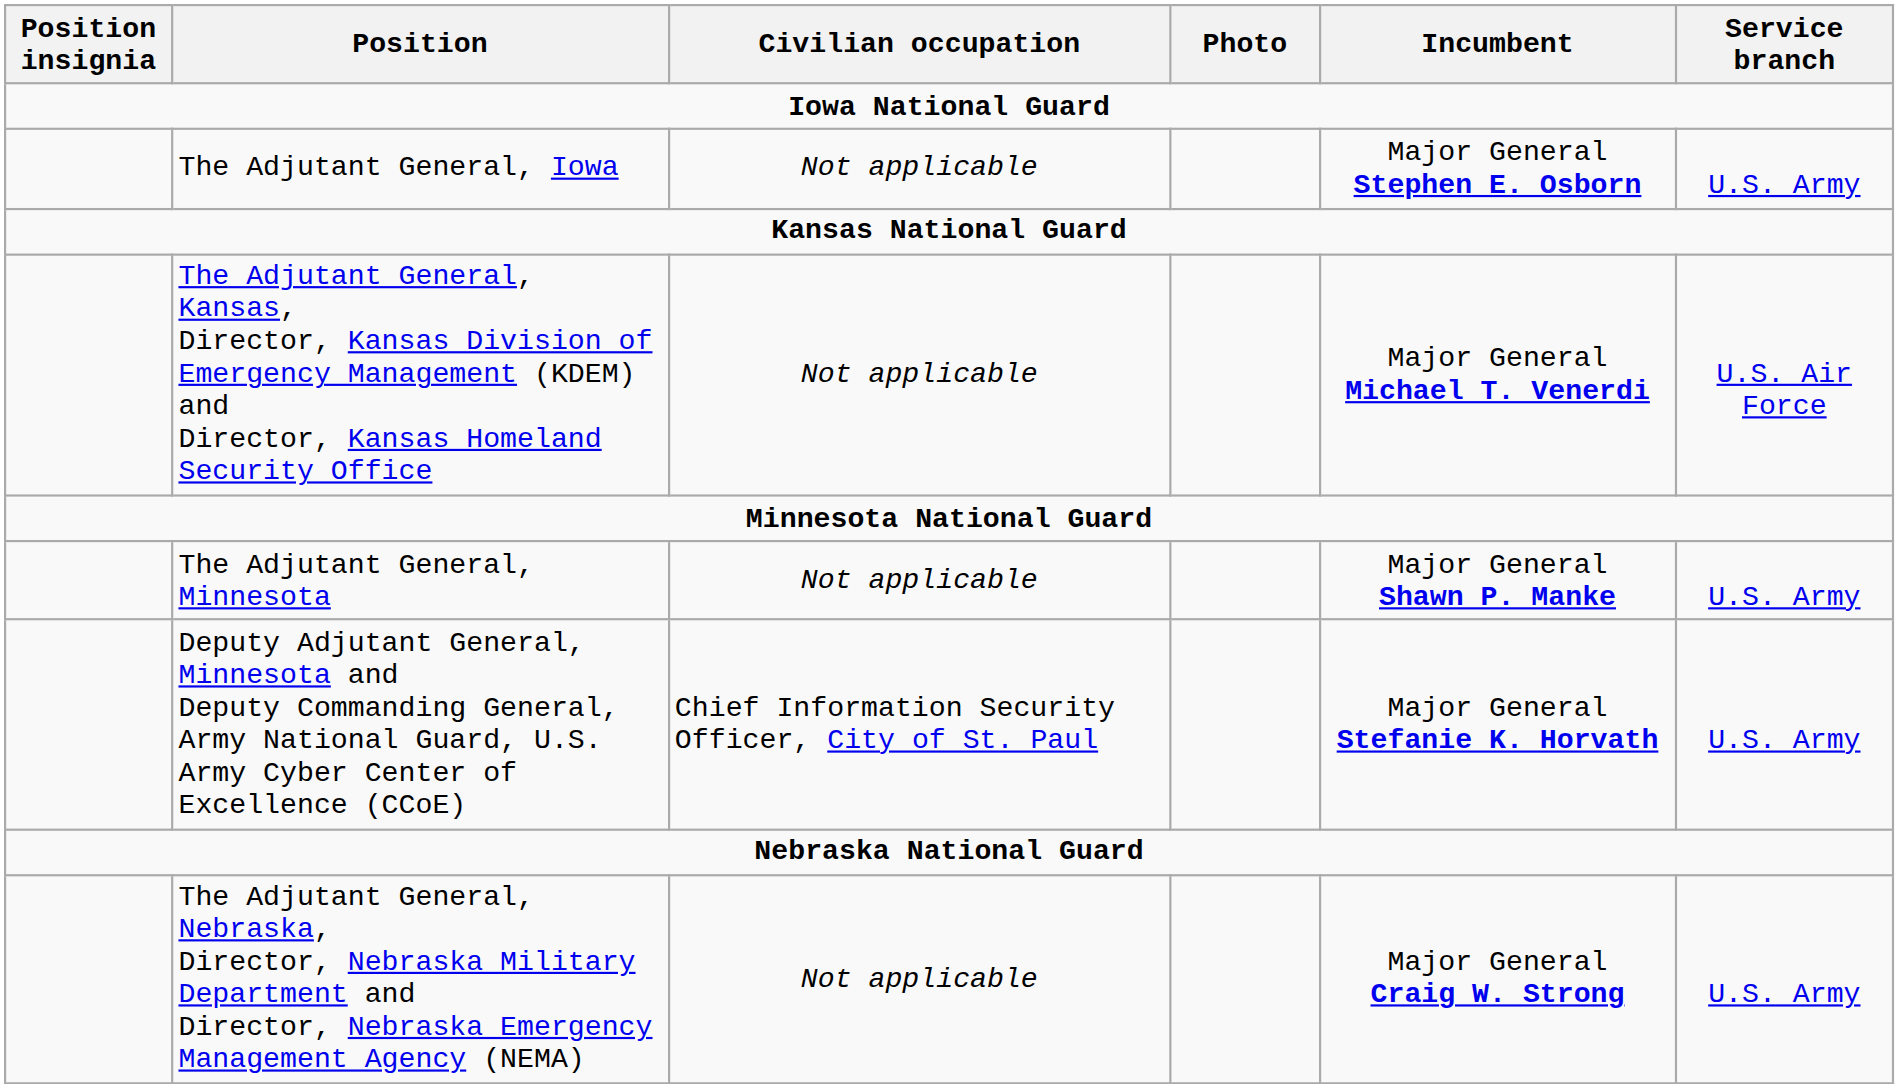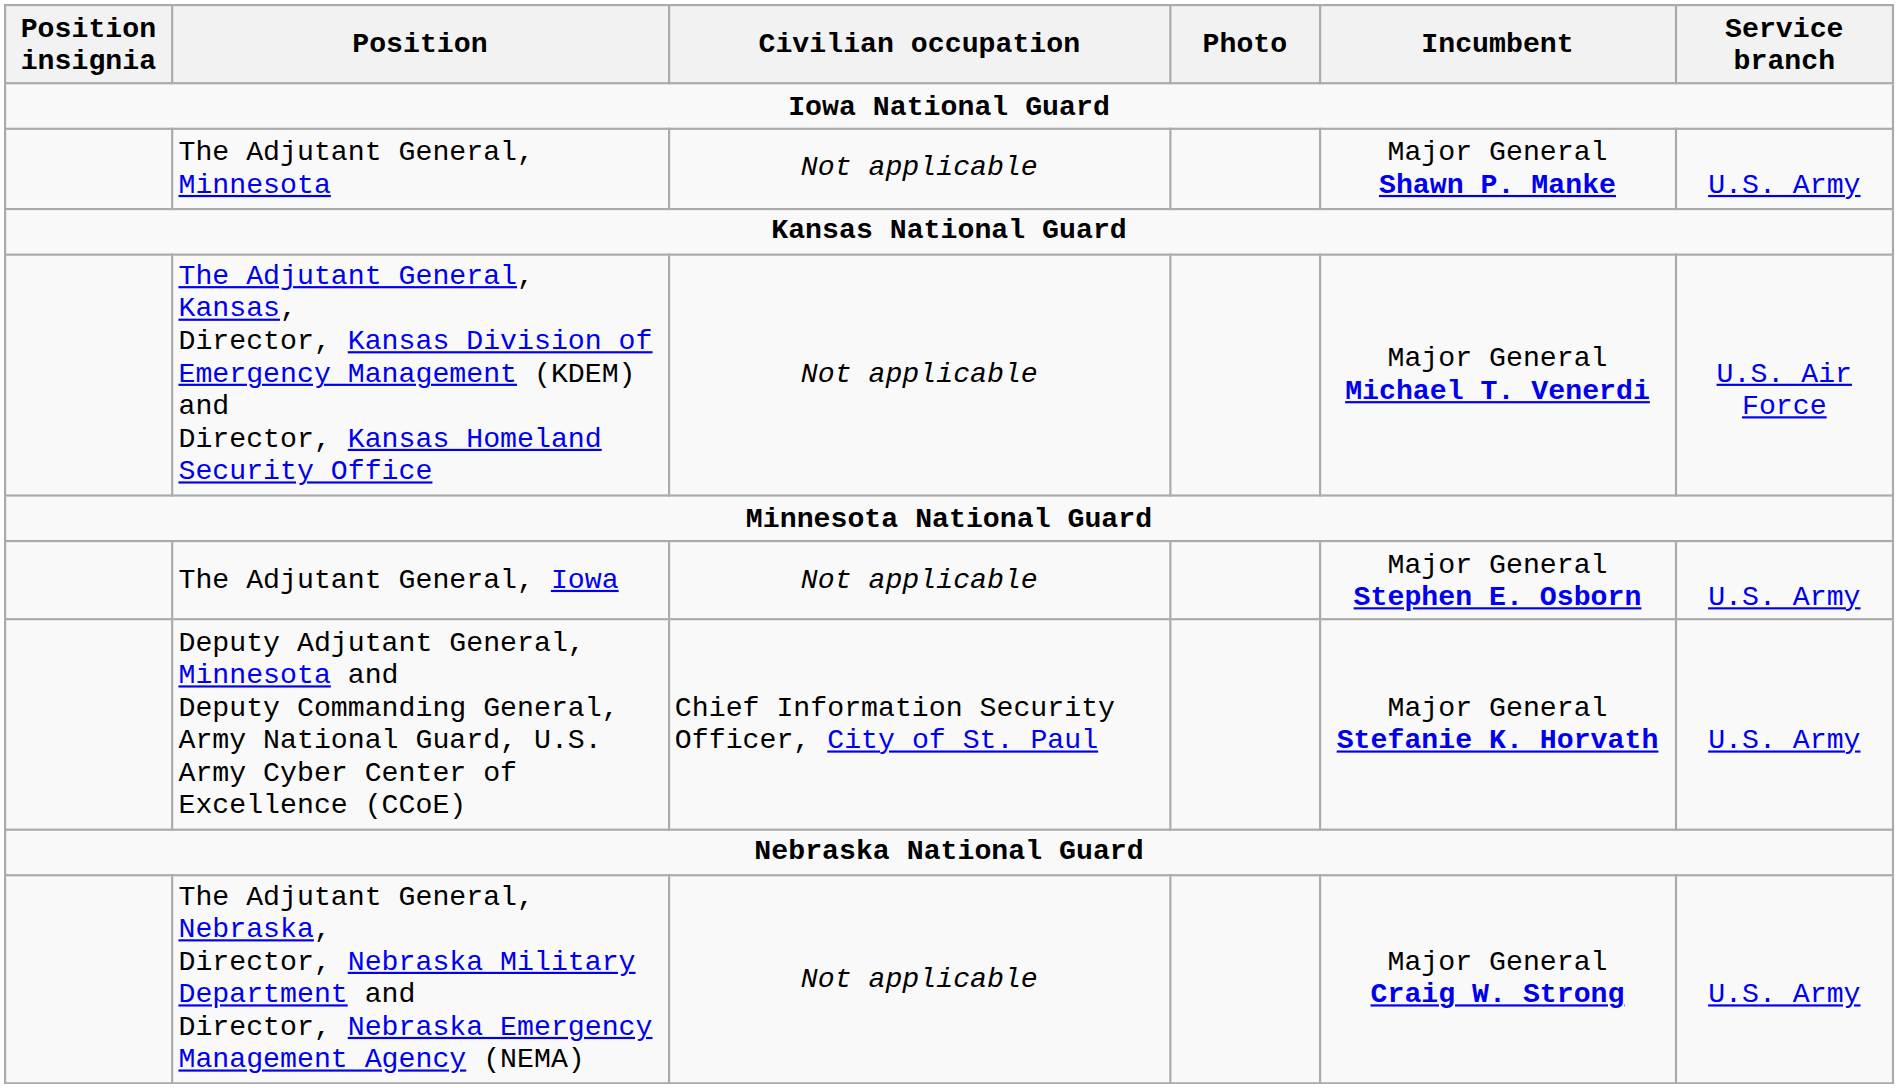rows swapped: (399, 169) <-> (356, 581)
